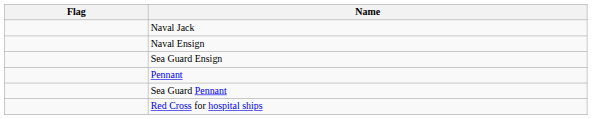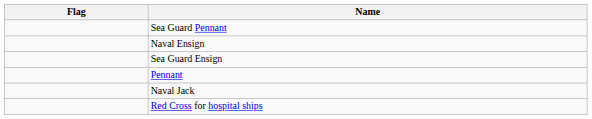rows swapped: (173, 28) <-> (189, 91)
